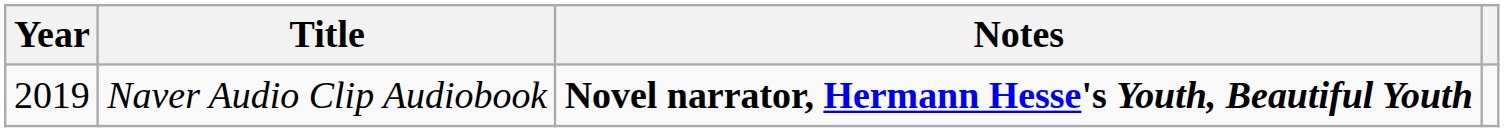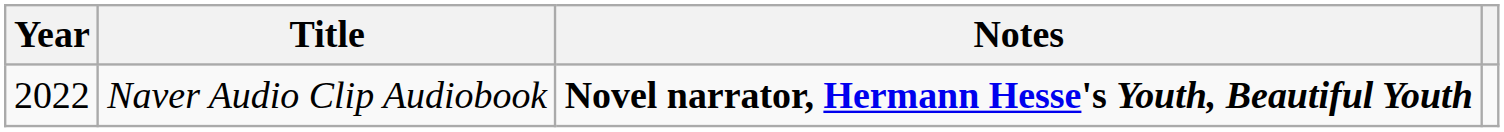(52, 94) 2019 -> (52, 94) 2022
